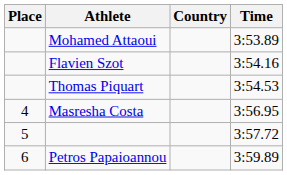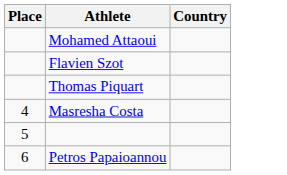- column: (256, 16)
